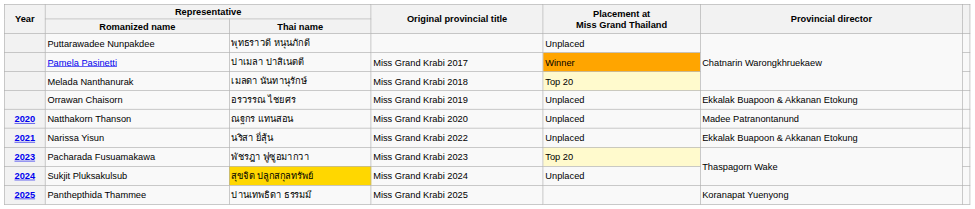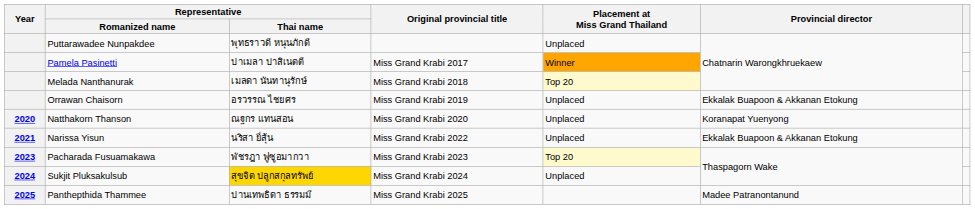(751, 119) Madee Patranontanund -> (745, 119) Koranapat Yuenyong
(745, 195) Koranapat Yuenyong -> (751, 195) Madee Patranontanund
